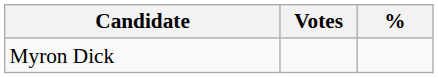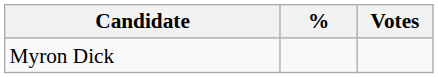columns swapped: (319, 21) <-> (395, 21)
